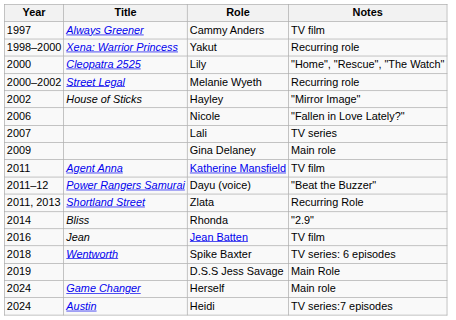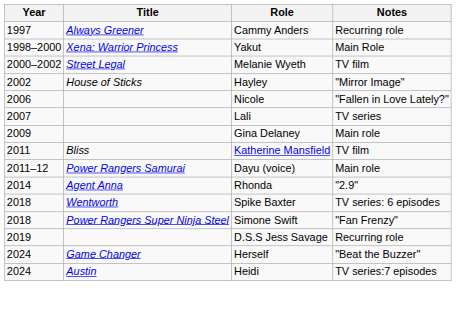(308, 30) TV film -> (369, 30) Recurring role
(325, 47) Recurring role -> (360, 47) Main Role
- row: (198, 64)
(325, 82) Recurring role -> (352, 64) TV film
(95, 168) Agent Anna -> (78, 151) Bliss
(334, 185) "Beat the Buzzer" -> (358, 168) Main role
- row: (202, 202)
(78, 220) Bliss -> (95, 185) Agent Anna
- row: (219, 237)
+ row: (266, 220)
(316, 271) Main Role -> (369, 237) Recurring role
(313, 289) Main role -> (378, 254) "Beat the Buzzer"
